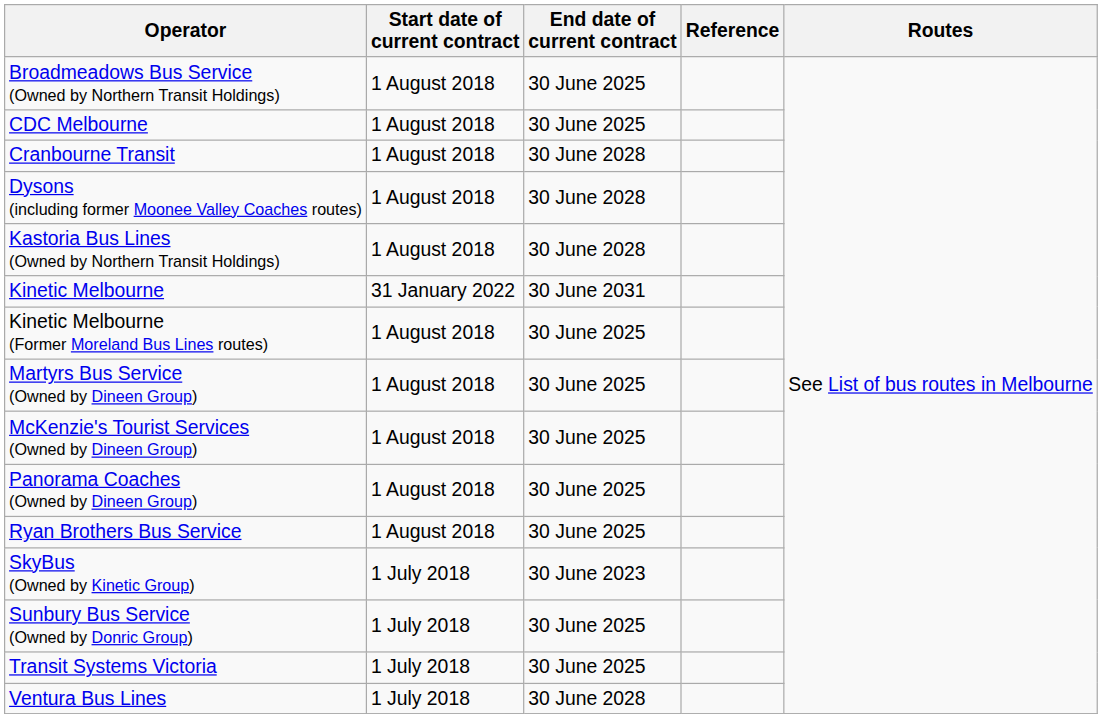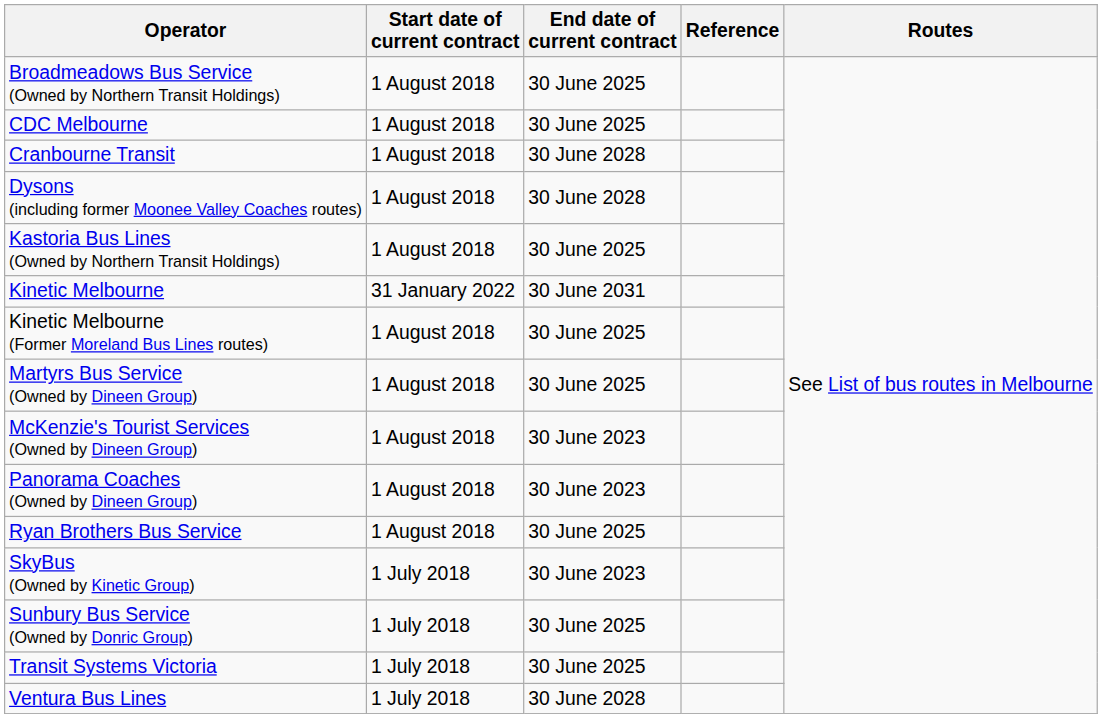(587, 249) 30 June 2028 -> (587, 249) 30 June 2025
(587, 437) 30 June 2025 -> (587, 437) 30 June 2023
(587, 490) 30 June 2025 -> (587, 490) 30 June 2023
